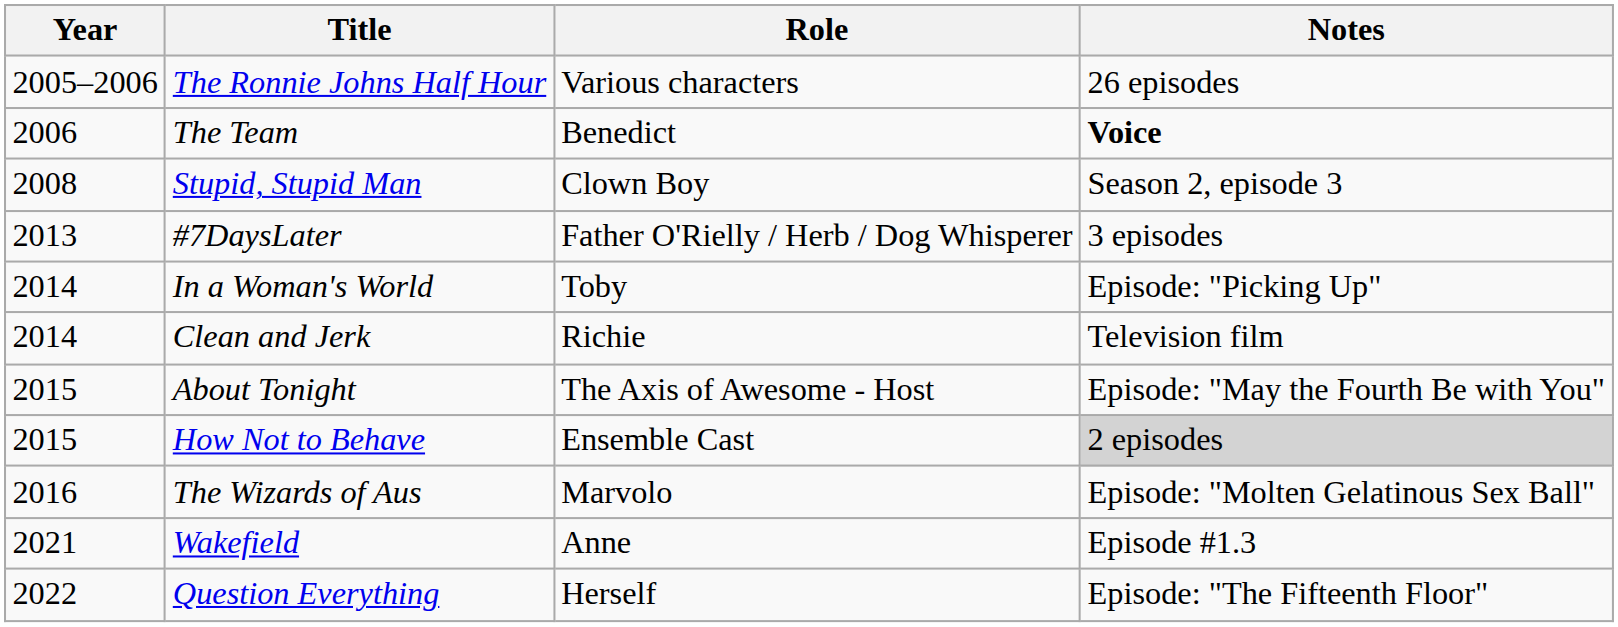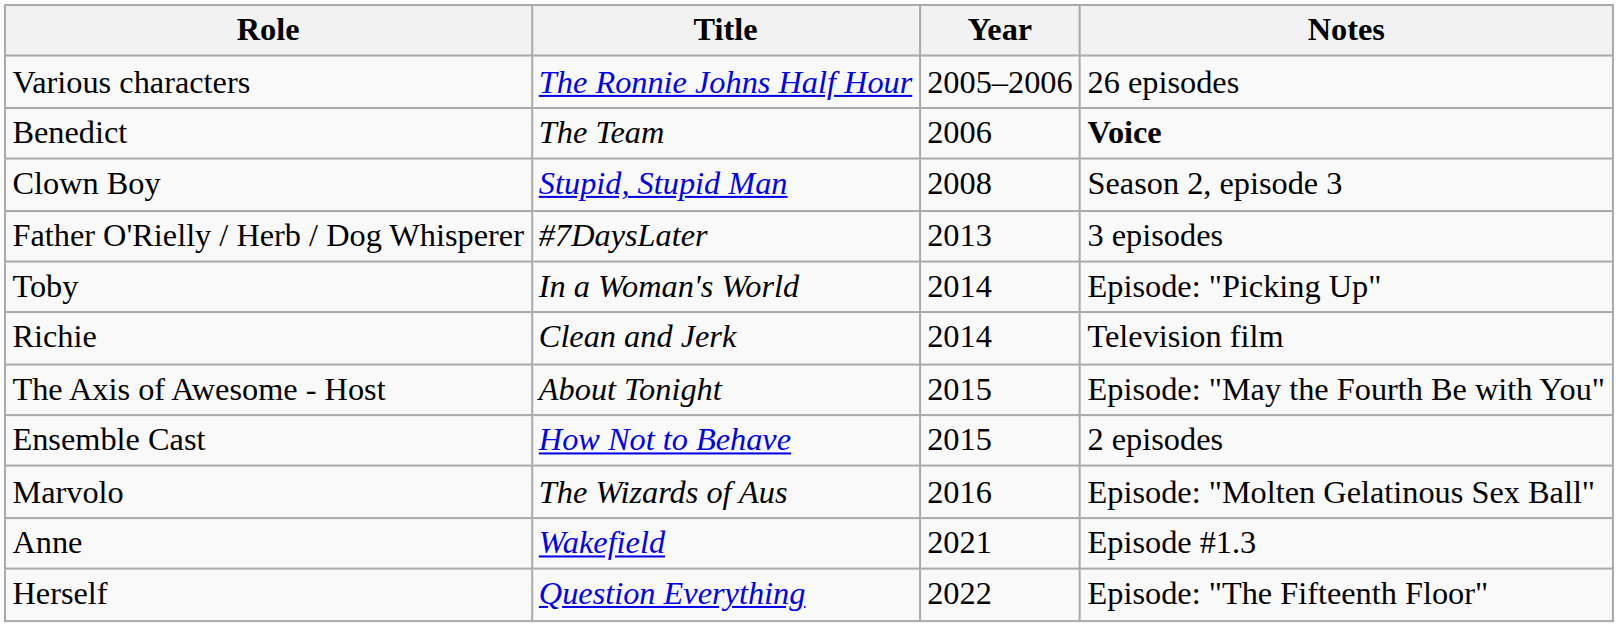columns swapped: (85, 30) <-> (817, 30)
(1155, 440) lightgrey background -> (1155, 440) no background
